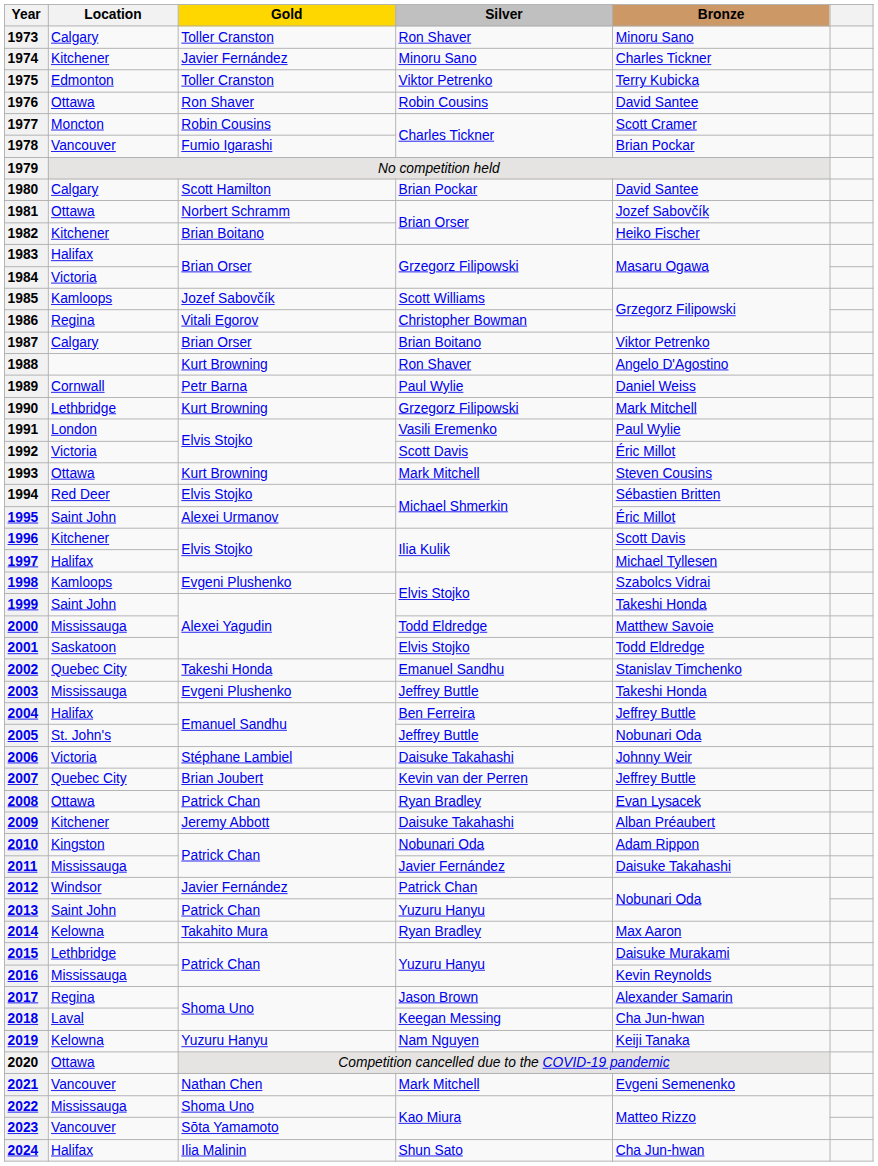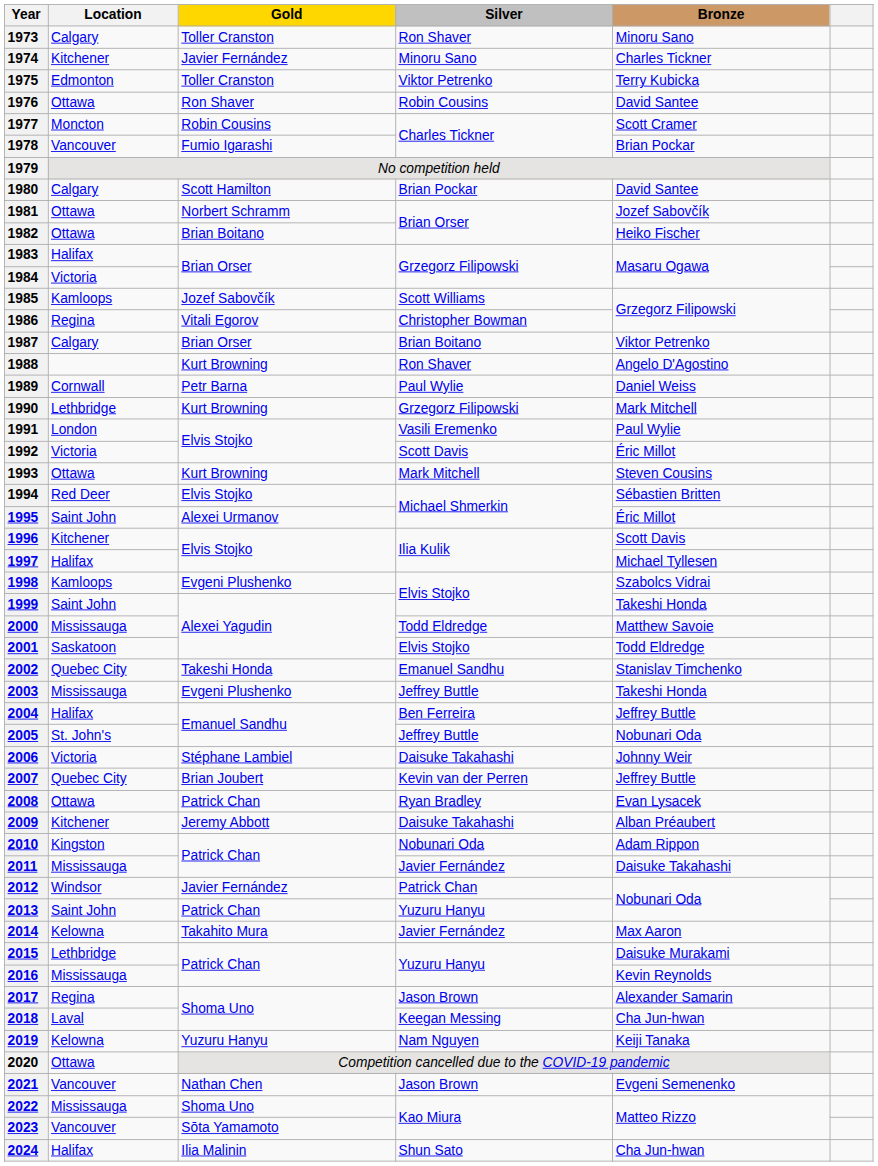(80, 233) Kitchener -> (73, 233) Ottawa
(440, 931) Ryan Bradley -> (452, 931) Javier Fernández
(439, 1084) Mark Mitchell -> (438, 1084) Jason Brown
